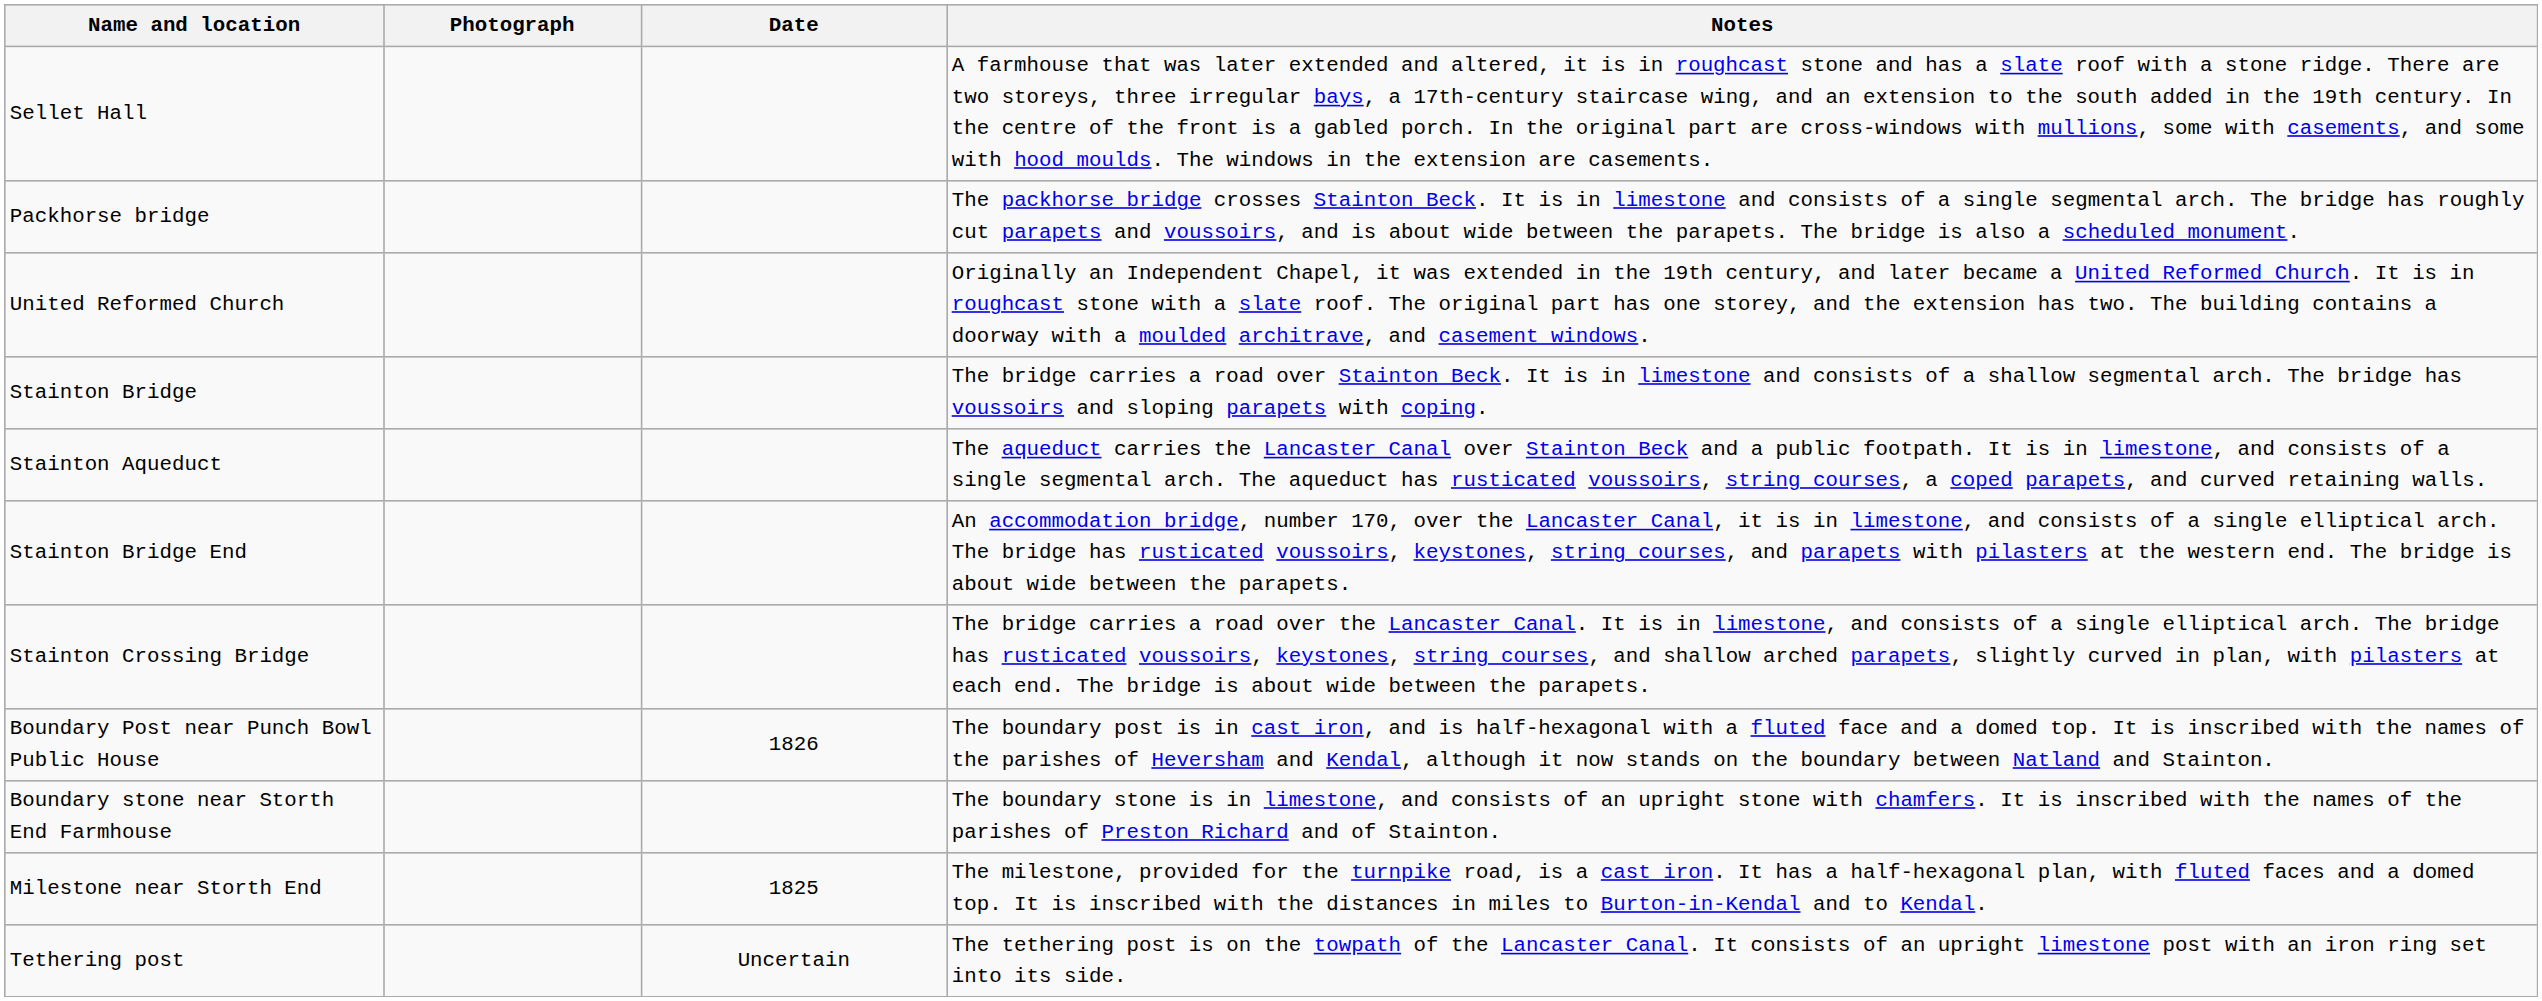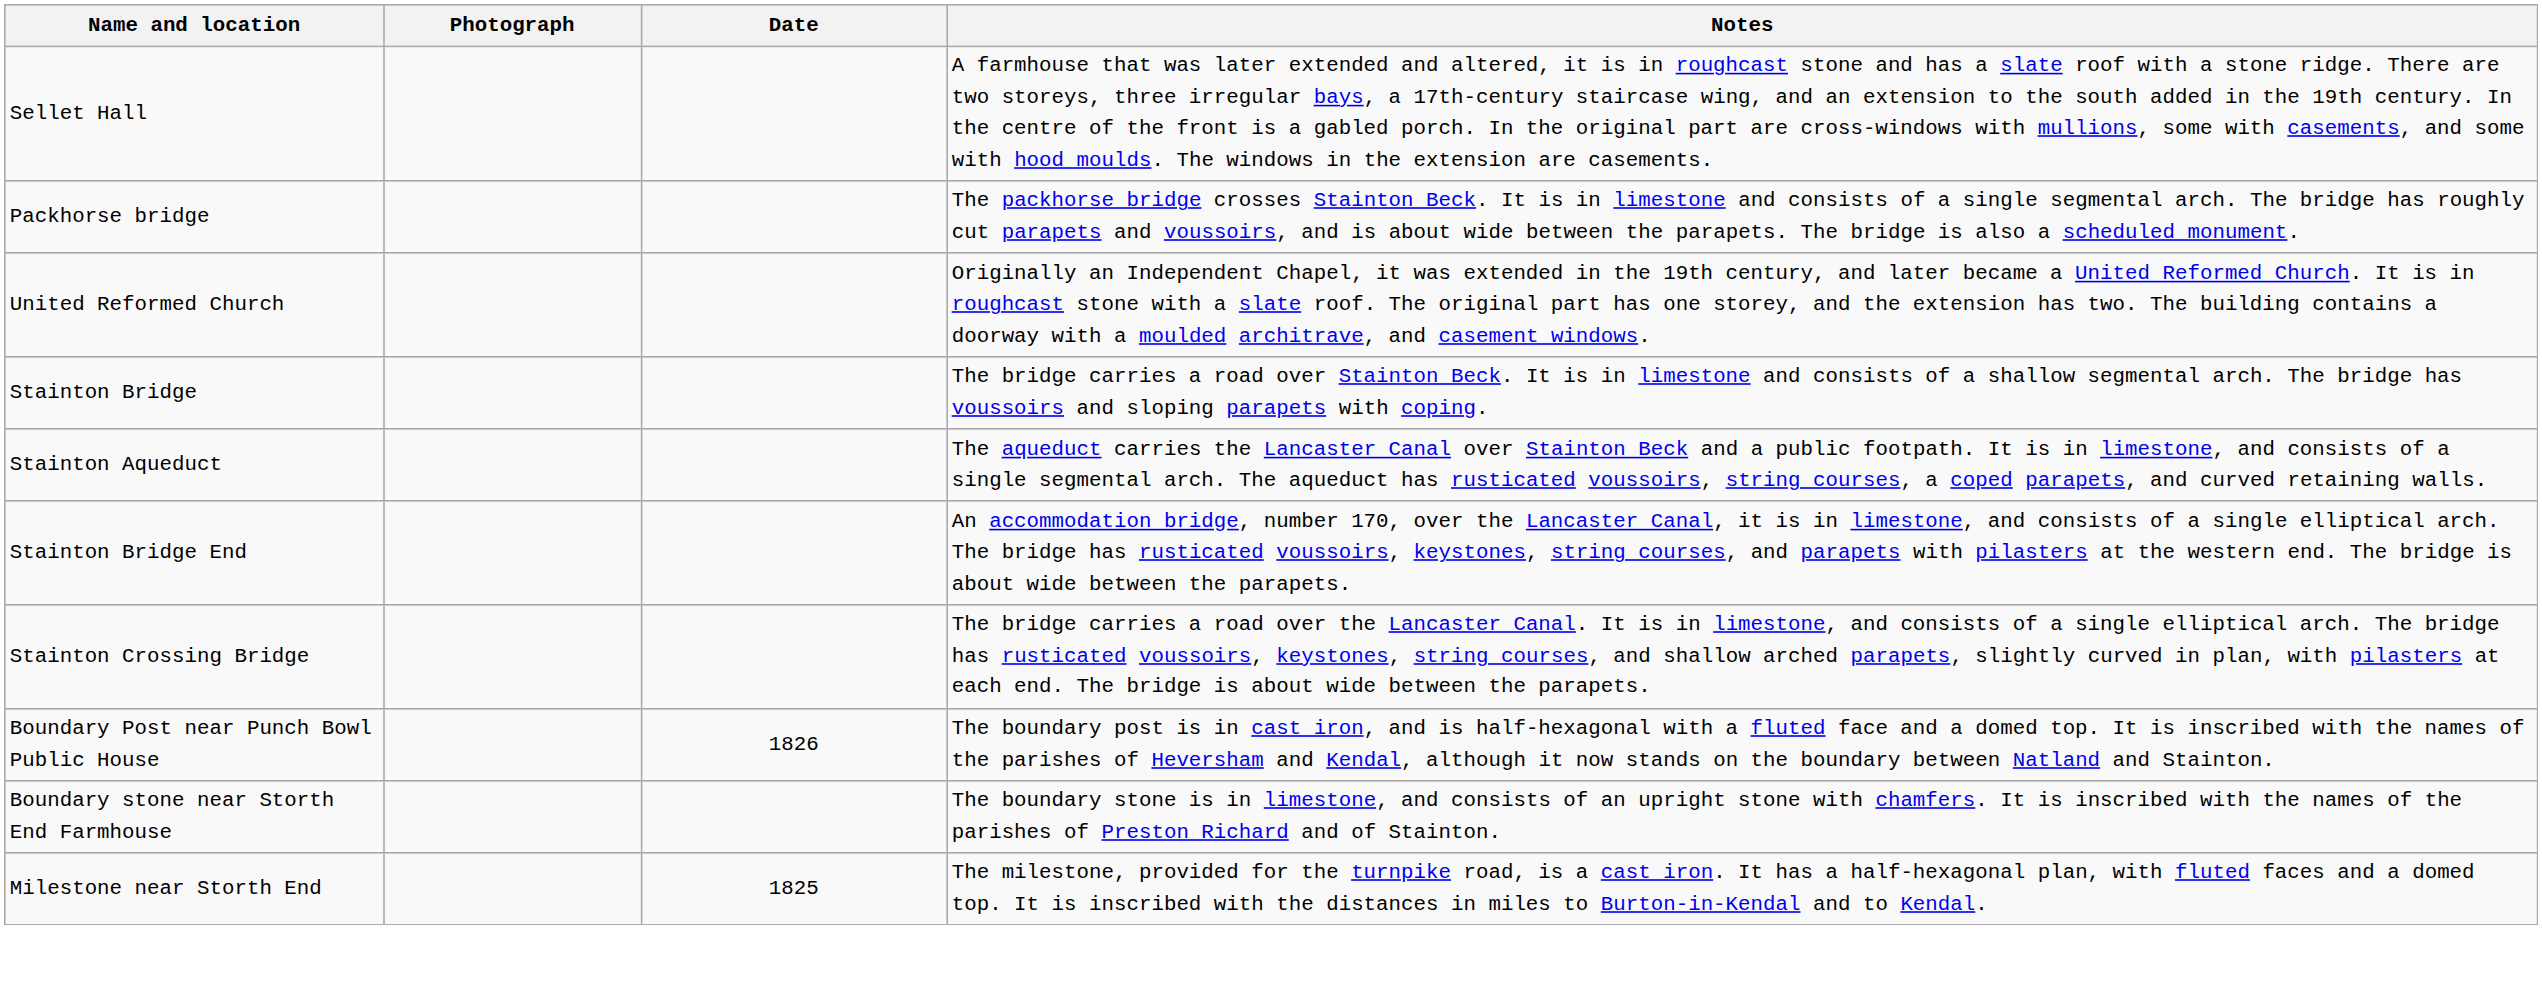- row: (97, 961)
